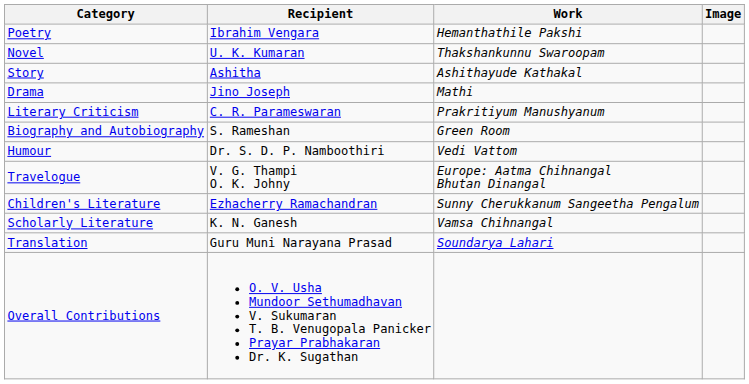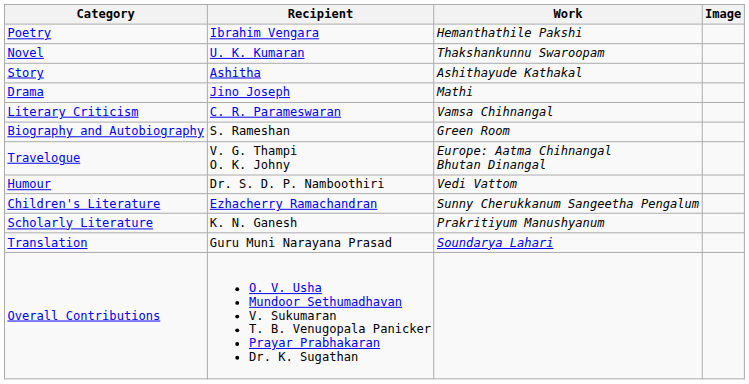(521, 112) Prakritiyum Manushyanum -> (495, 112) Vamsa Chihnangal
rows swapped: (44, 178) <-> (29, 151)
(495, 224) Vamsa Chihnangal -> (521, 224) Prakritiyum Manushyanum
